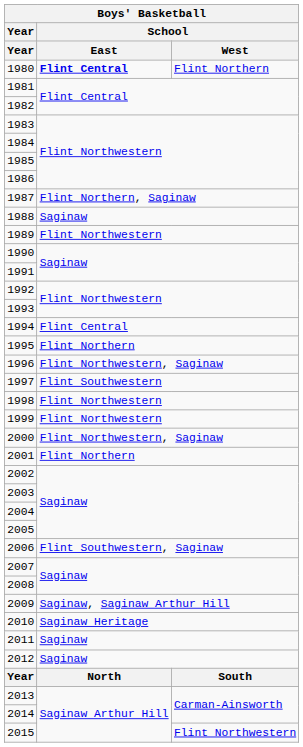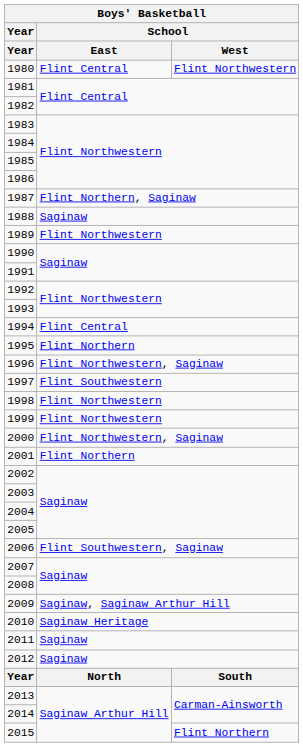(84, 69) bold -> (84, 69) normal
(222, 69) Flint Northern -> (235, 69) Flint Northwestern
(235, 733) Flint Northwestern -> (222, 733) Flint Northern
